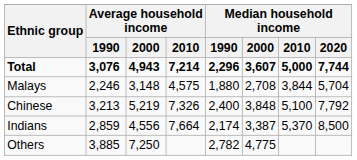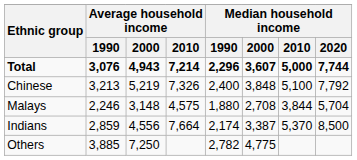rows swapped: (30, 106) <-> (27, 86)
